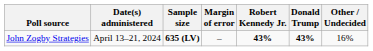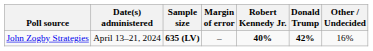(263, 38) 43% -> (263, 38) 40%
(305, 38) 43% -> (305, 38) 42%
